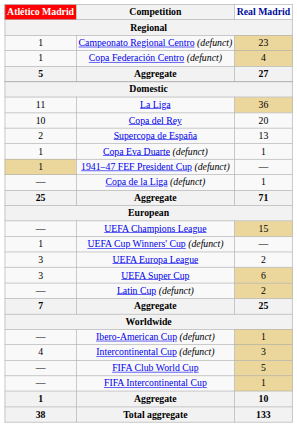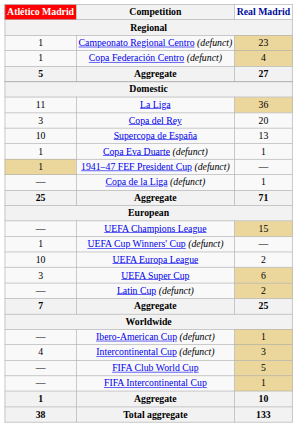(41, 120) 10 -> (41, 120) 3
(41, 136) 2 -> (41, 136) 10
(41, 259) 3 -> (41, 259) 10
